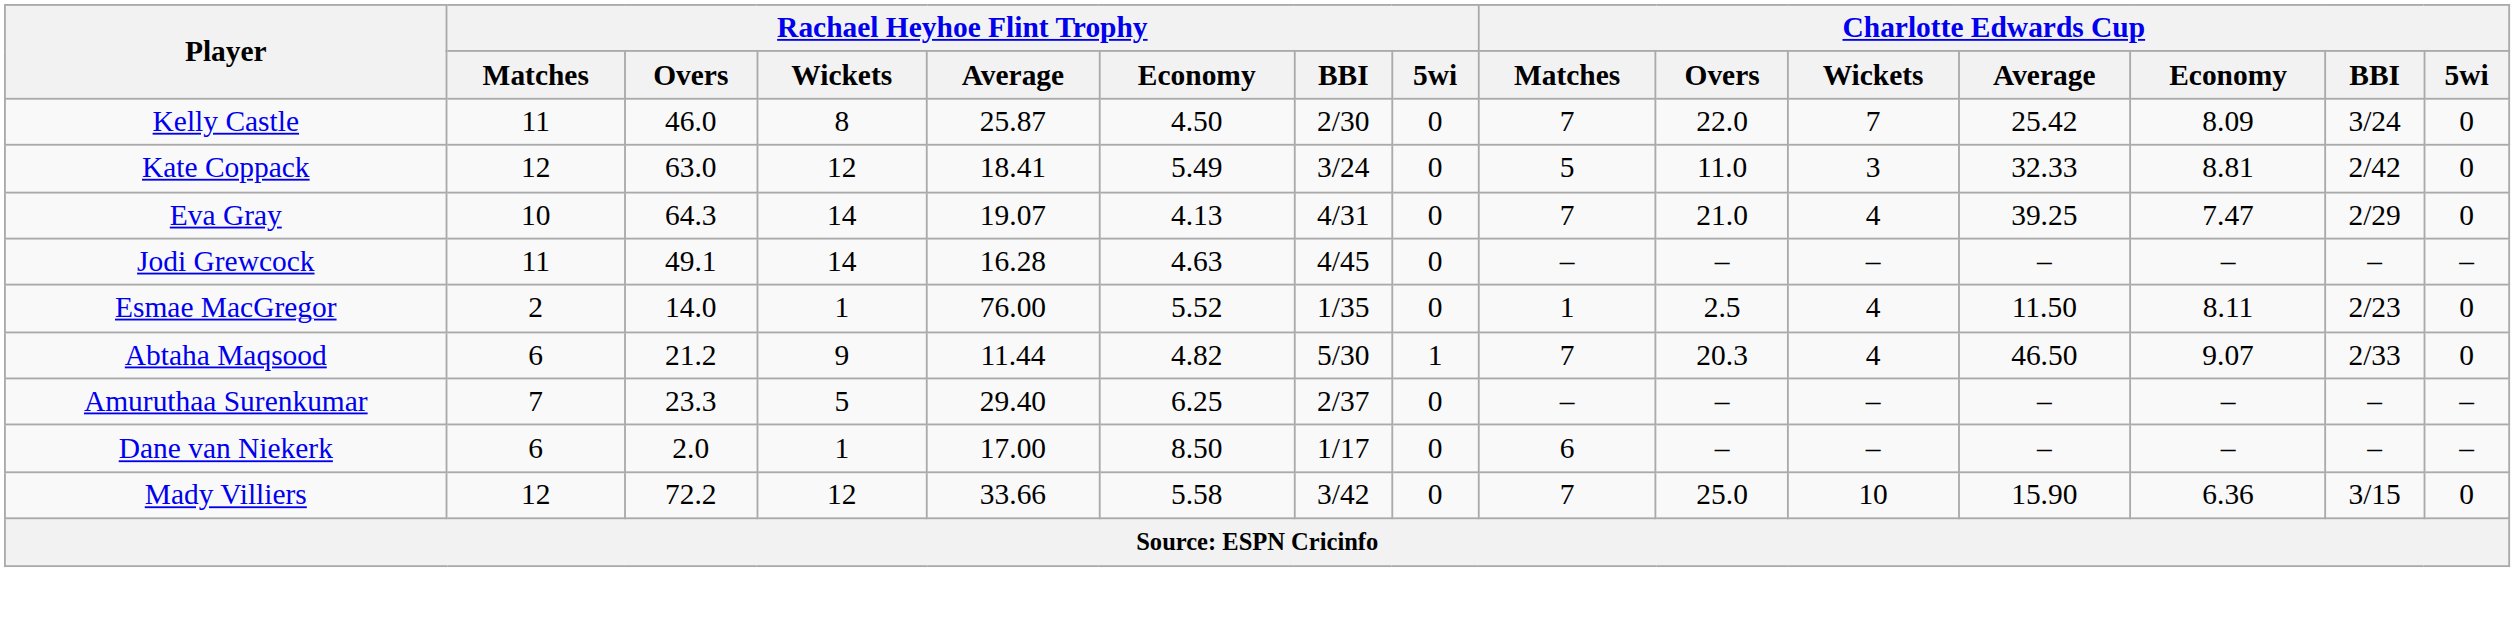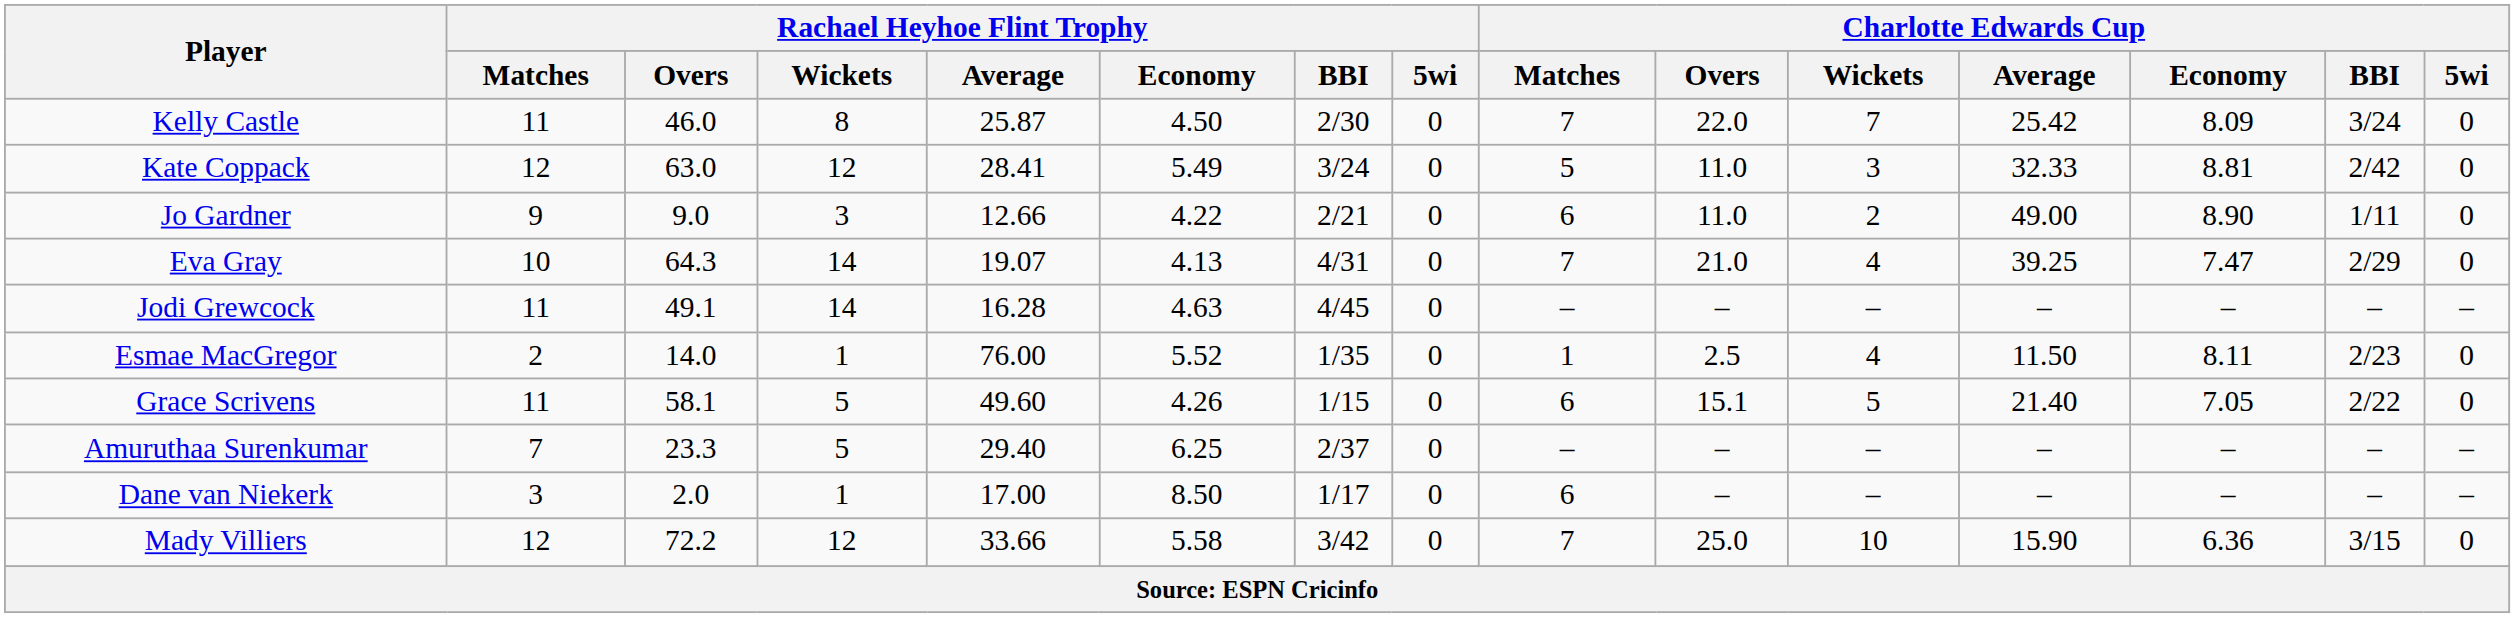(1013, 167) 18.41 -> (1013, 167) 28.41
+ row: (226, 214)
- row: (226, 354)
+ row: (226, 401)
(536, 448) 6 -> (536, 494) 3
